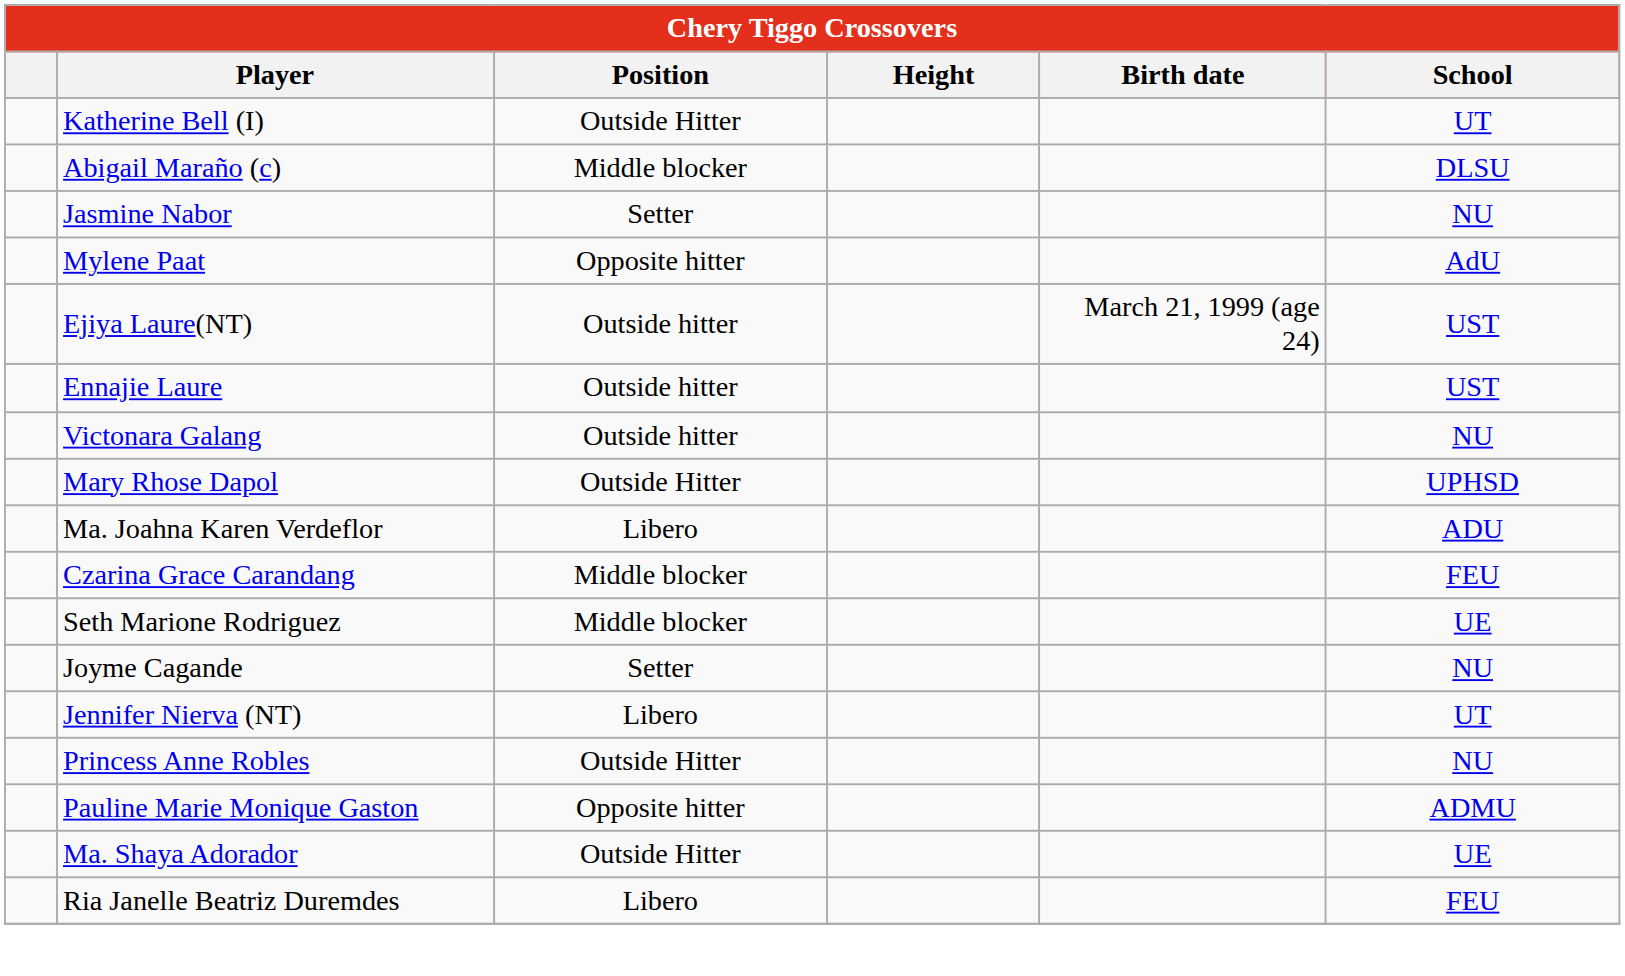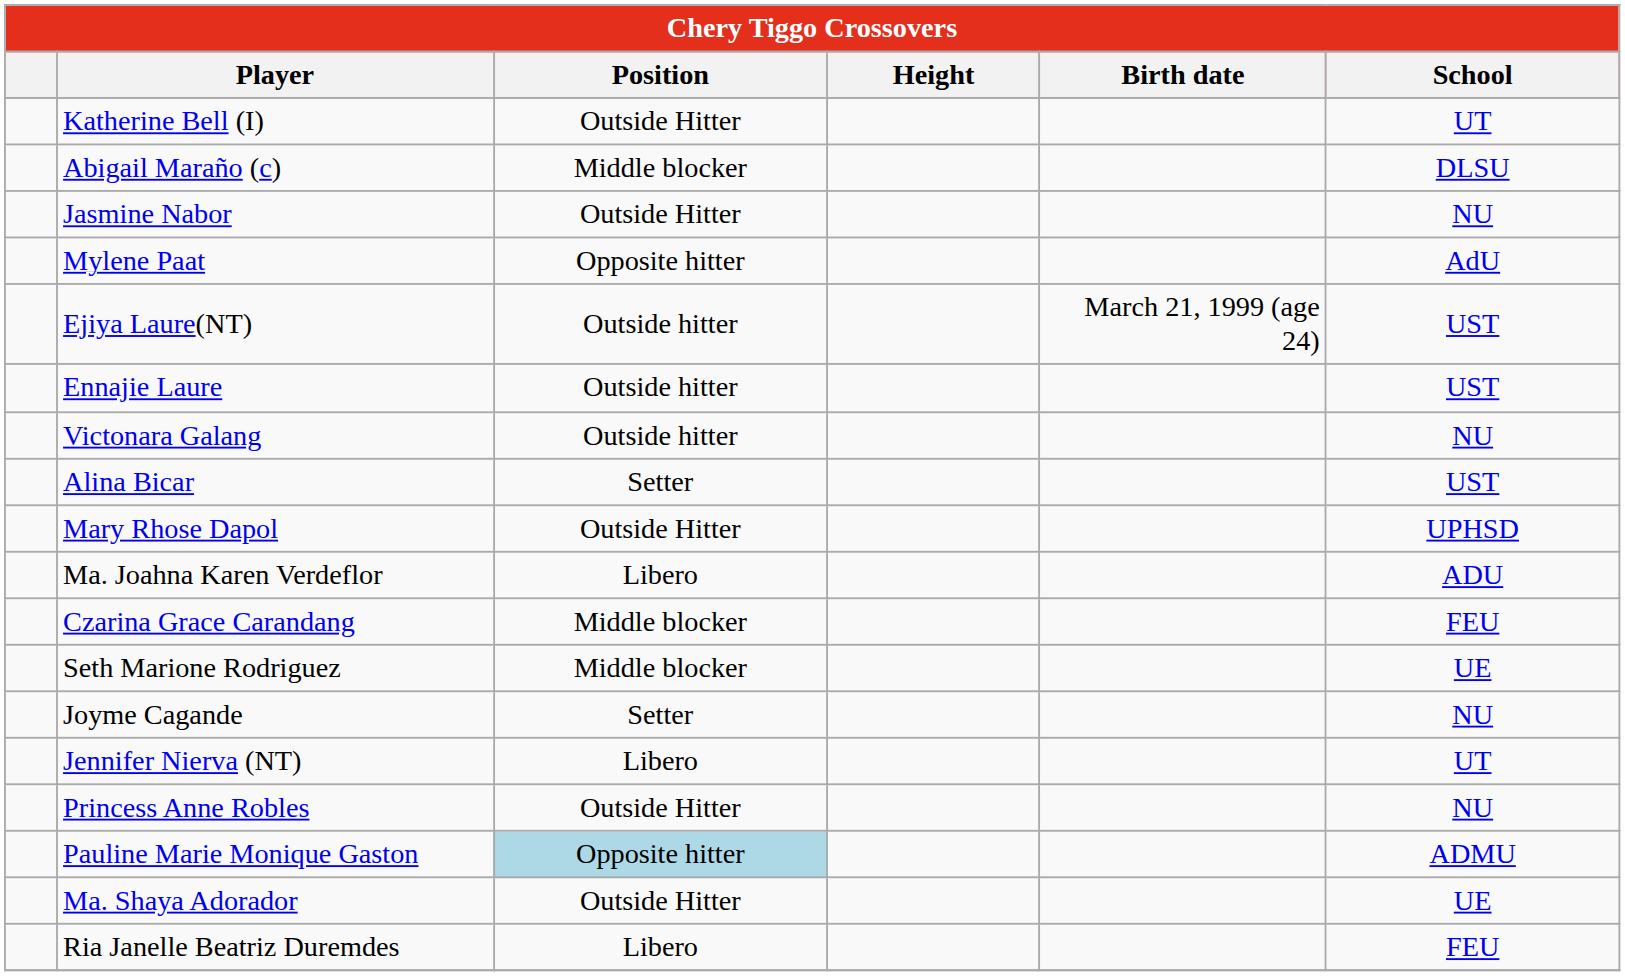(660, 214) Setter -> (660, 214) Outside Hitter
+ row: (129, 481)
(660, 807) no background -> (660, 853) lightblue background
